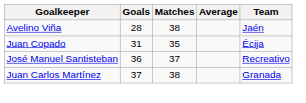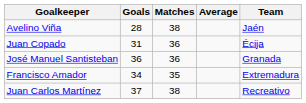(175, 43) 35 -> (175, 43) 36
(175, 59) 37 -> (175, 59) 36
(266, 59) Recreativo -> (262, 59) Granada
+ row: (47, 75)
(262, 75) Granada -> (266, 91) Recreativo
